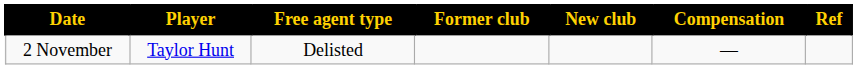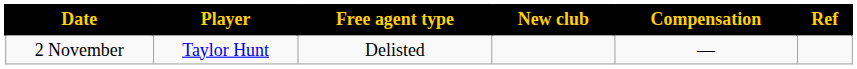- column: (482, 19)
